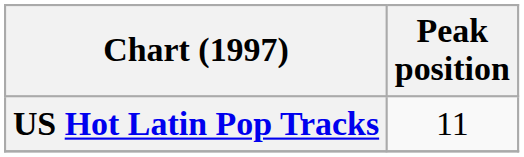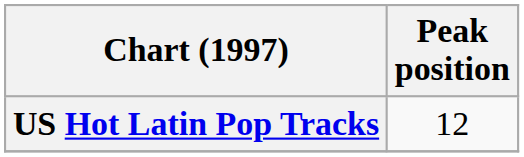(452, 123) 11 -> (452, 123) 12
